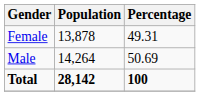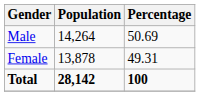rows swapped: (22, 58) <-> (28, 36)
